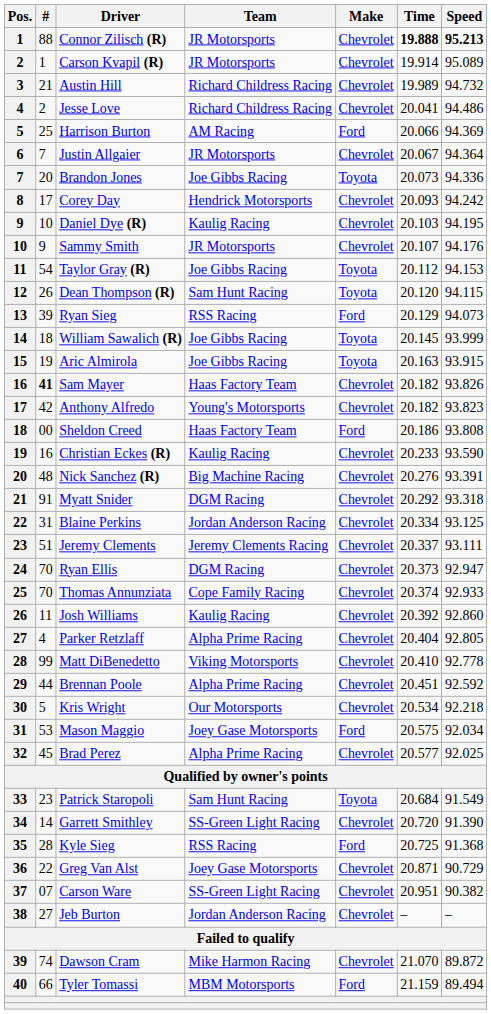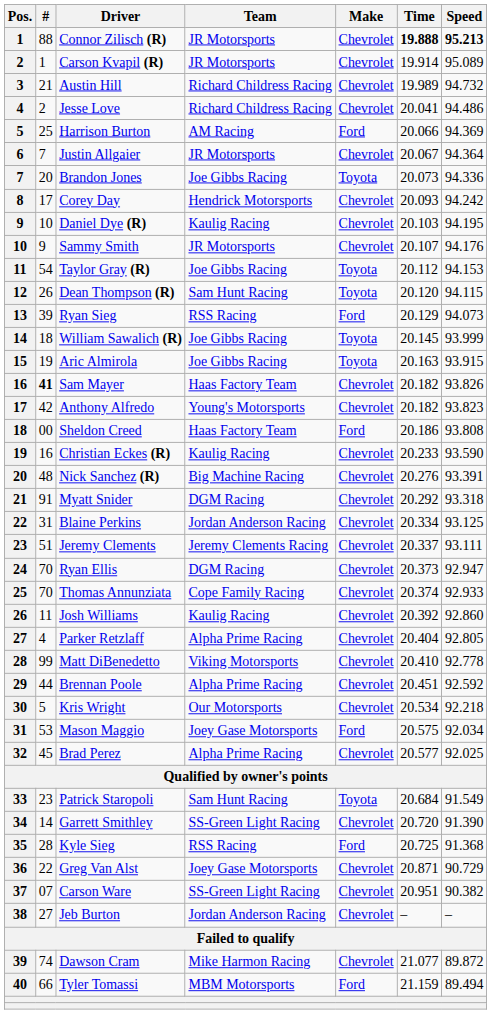(419, 961) 21.070 -> (419, 961) 21.077
